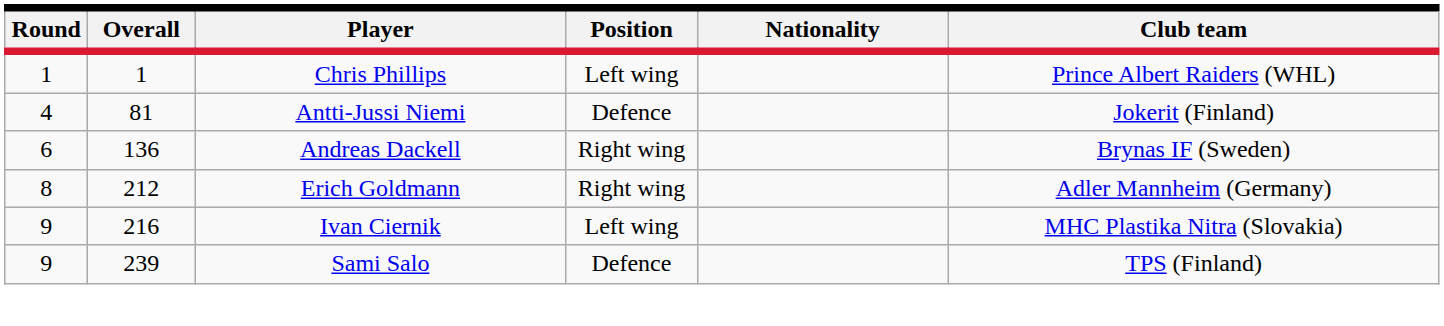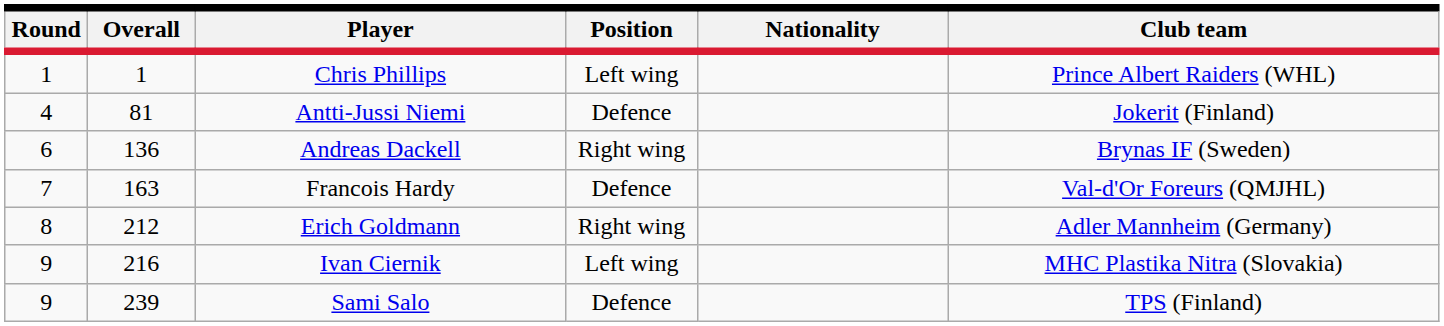+ row: (380, 187)
